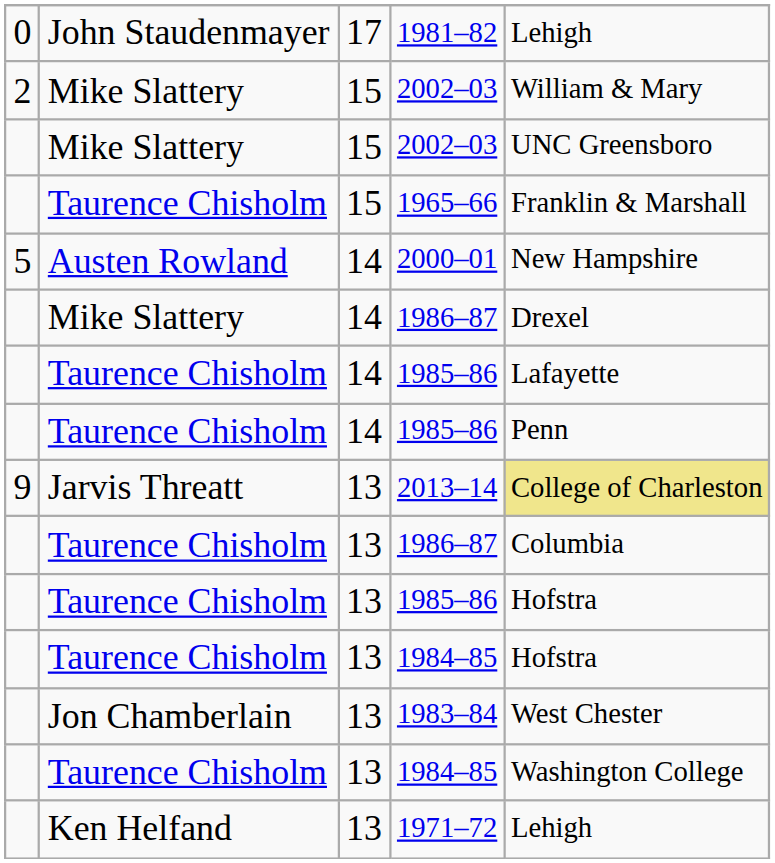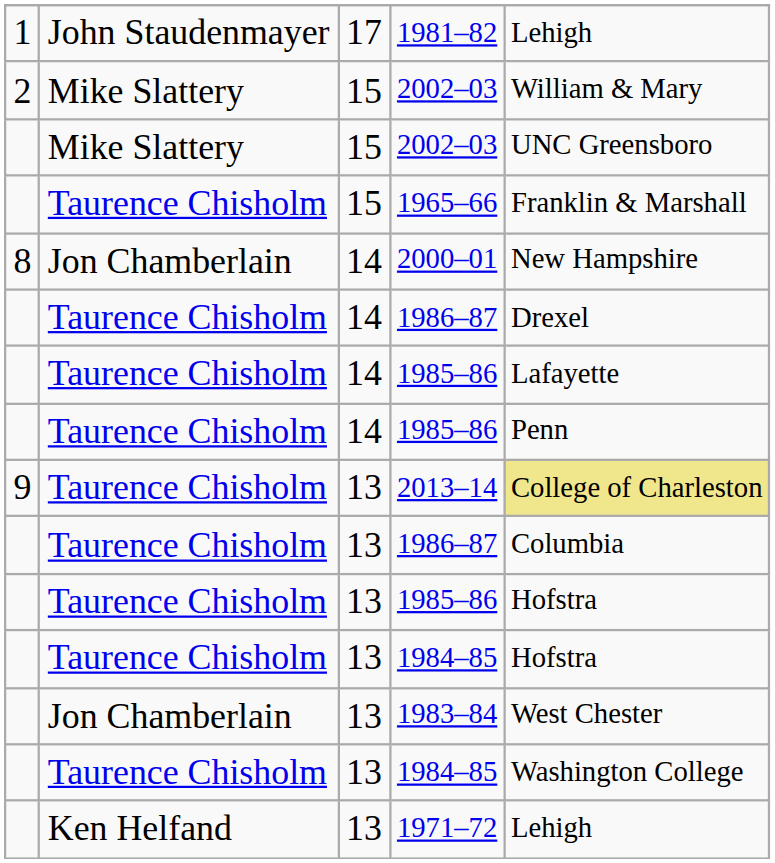(22, 32) 0 -> (22, 32) 1
(22, 260) 5 -> (22, 260) 8
(168, 260) Austen Rowland -> (170, 260) Jon Chamberlain
(146, 317) Mike Slattery -> (187, 317) Taurence Chisholm
(146, 487) Jarvis Threatt -> (187, 487) Taurence Chisholm
